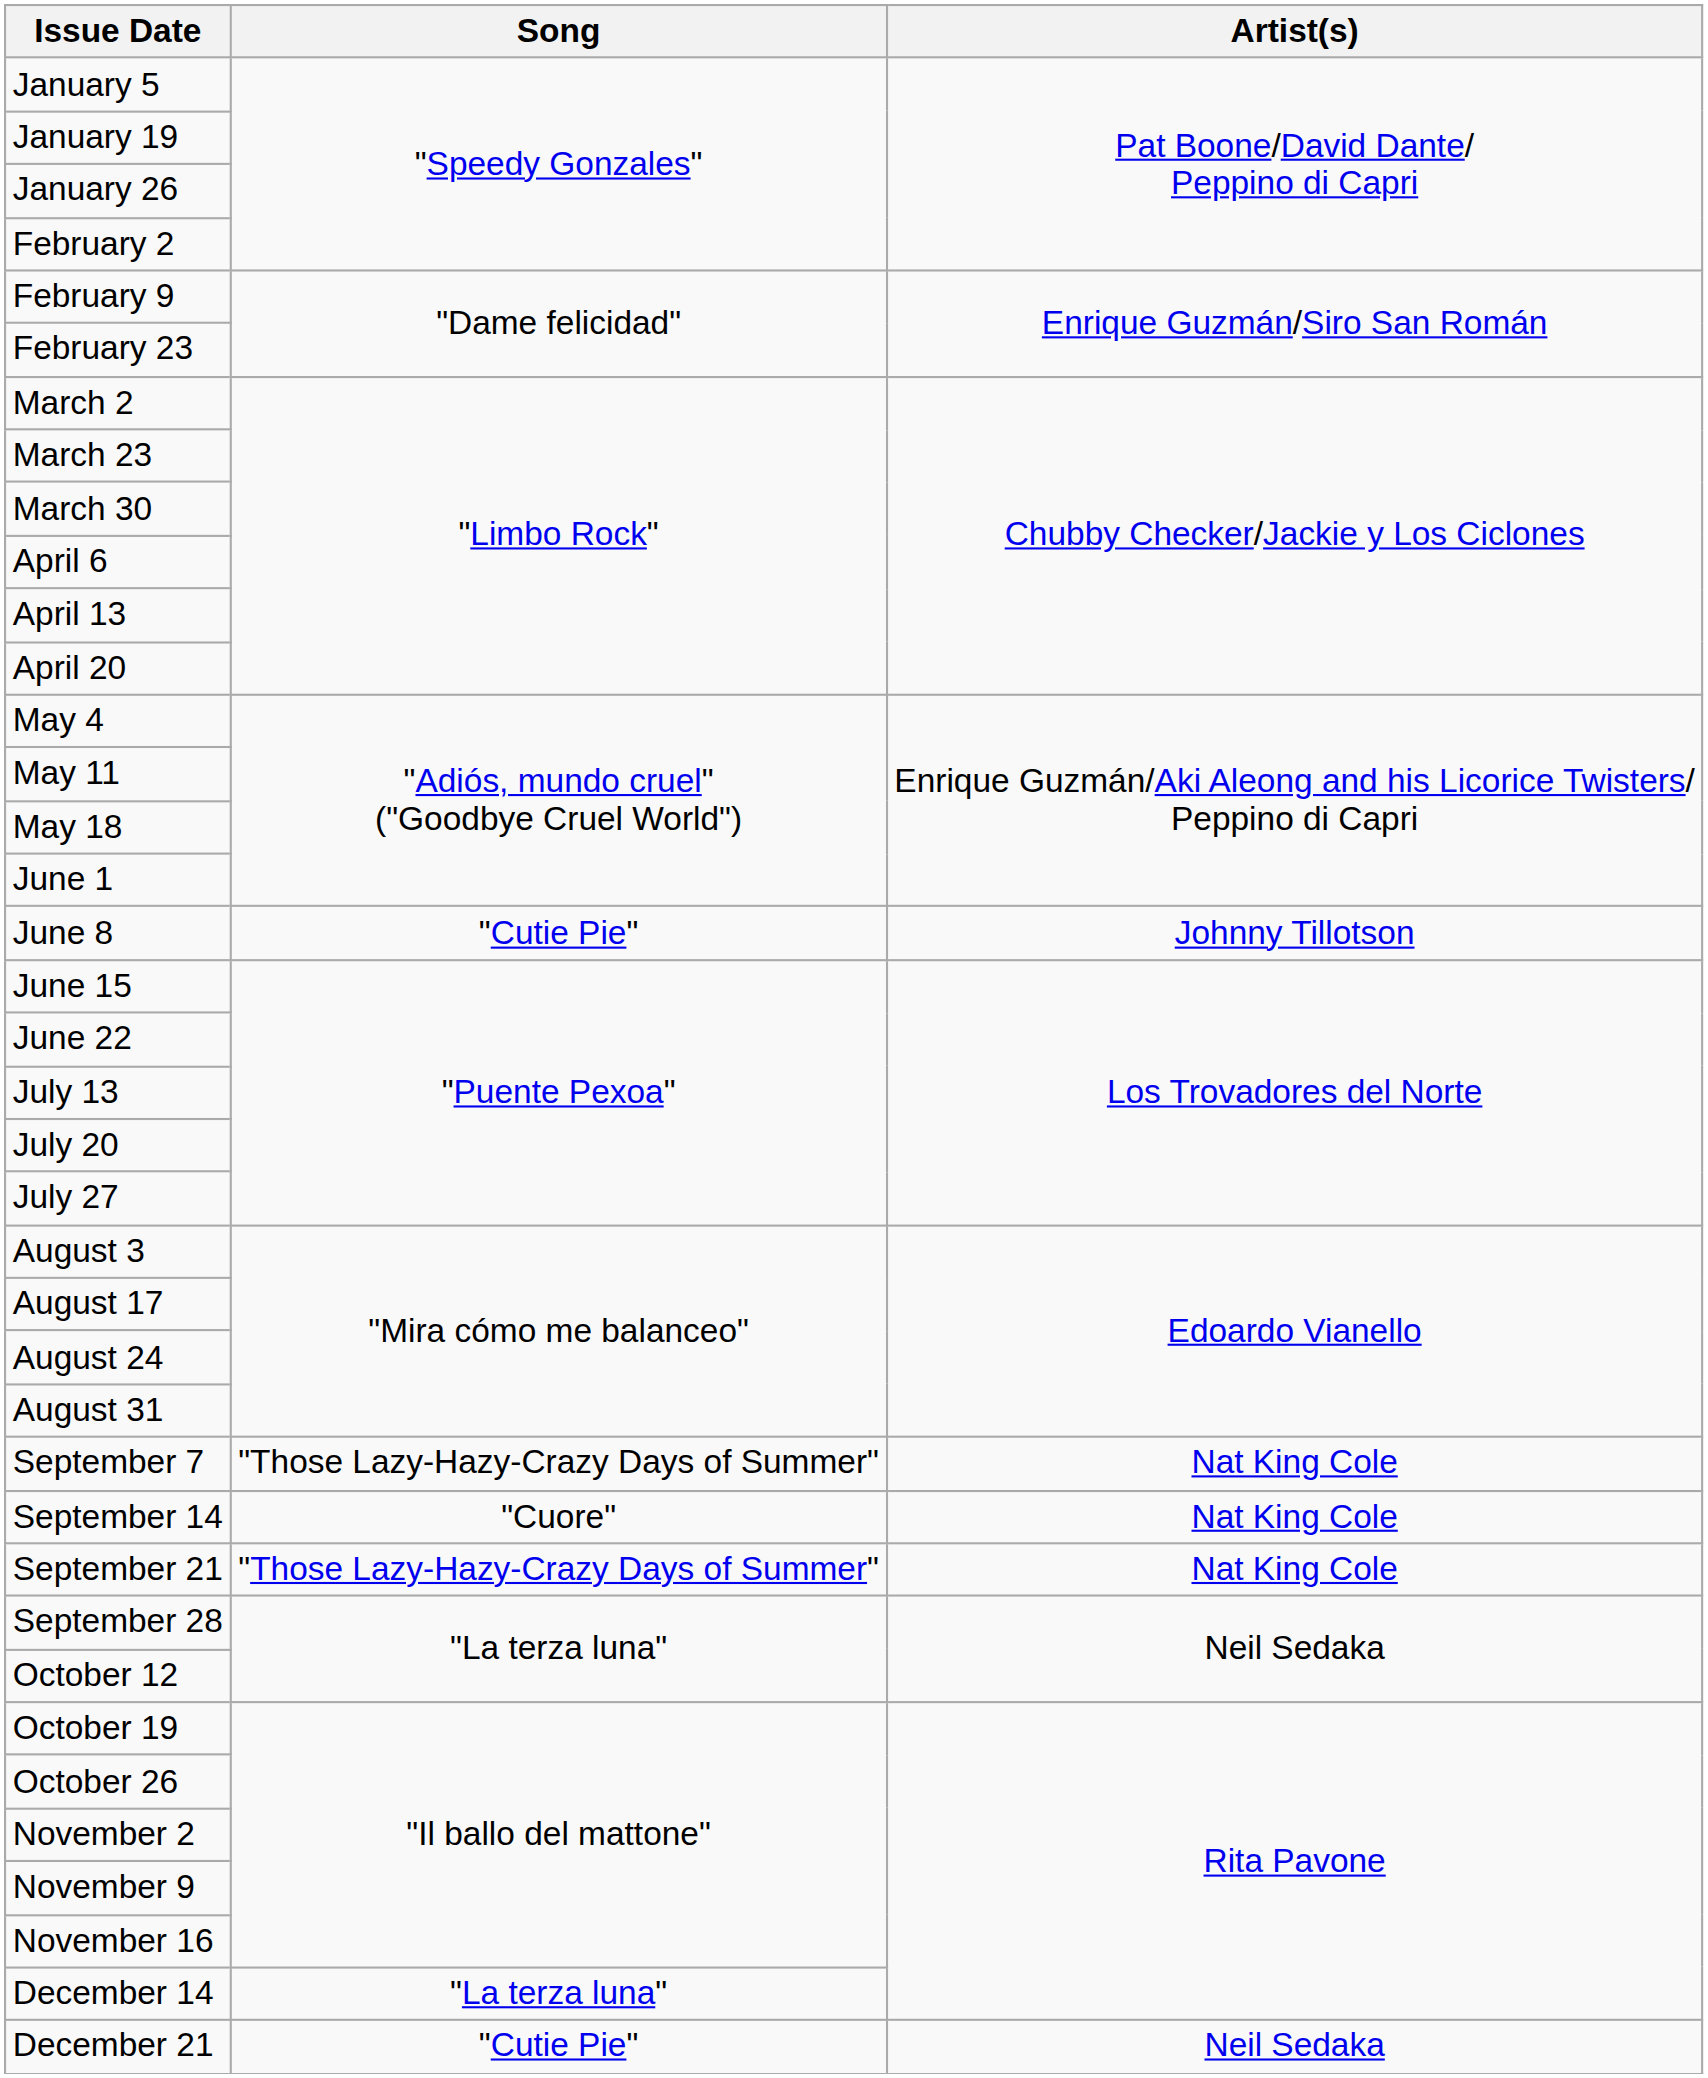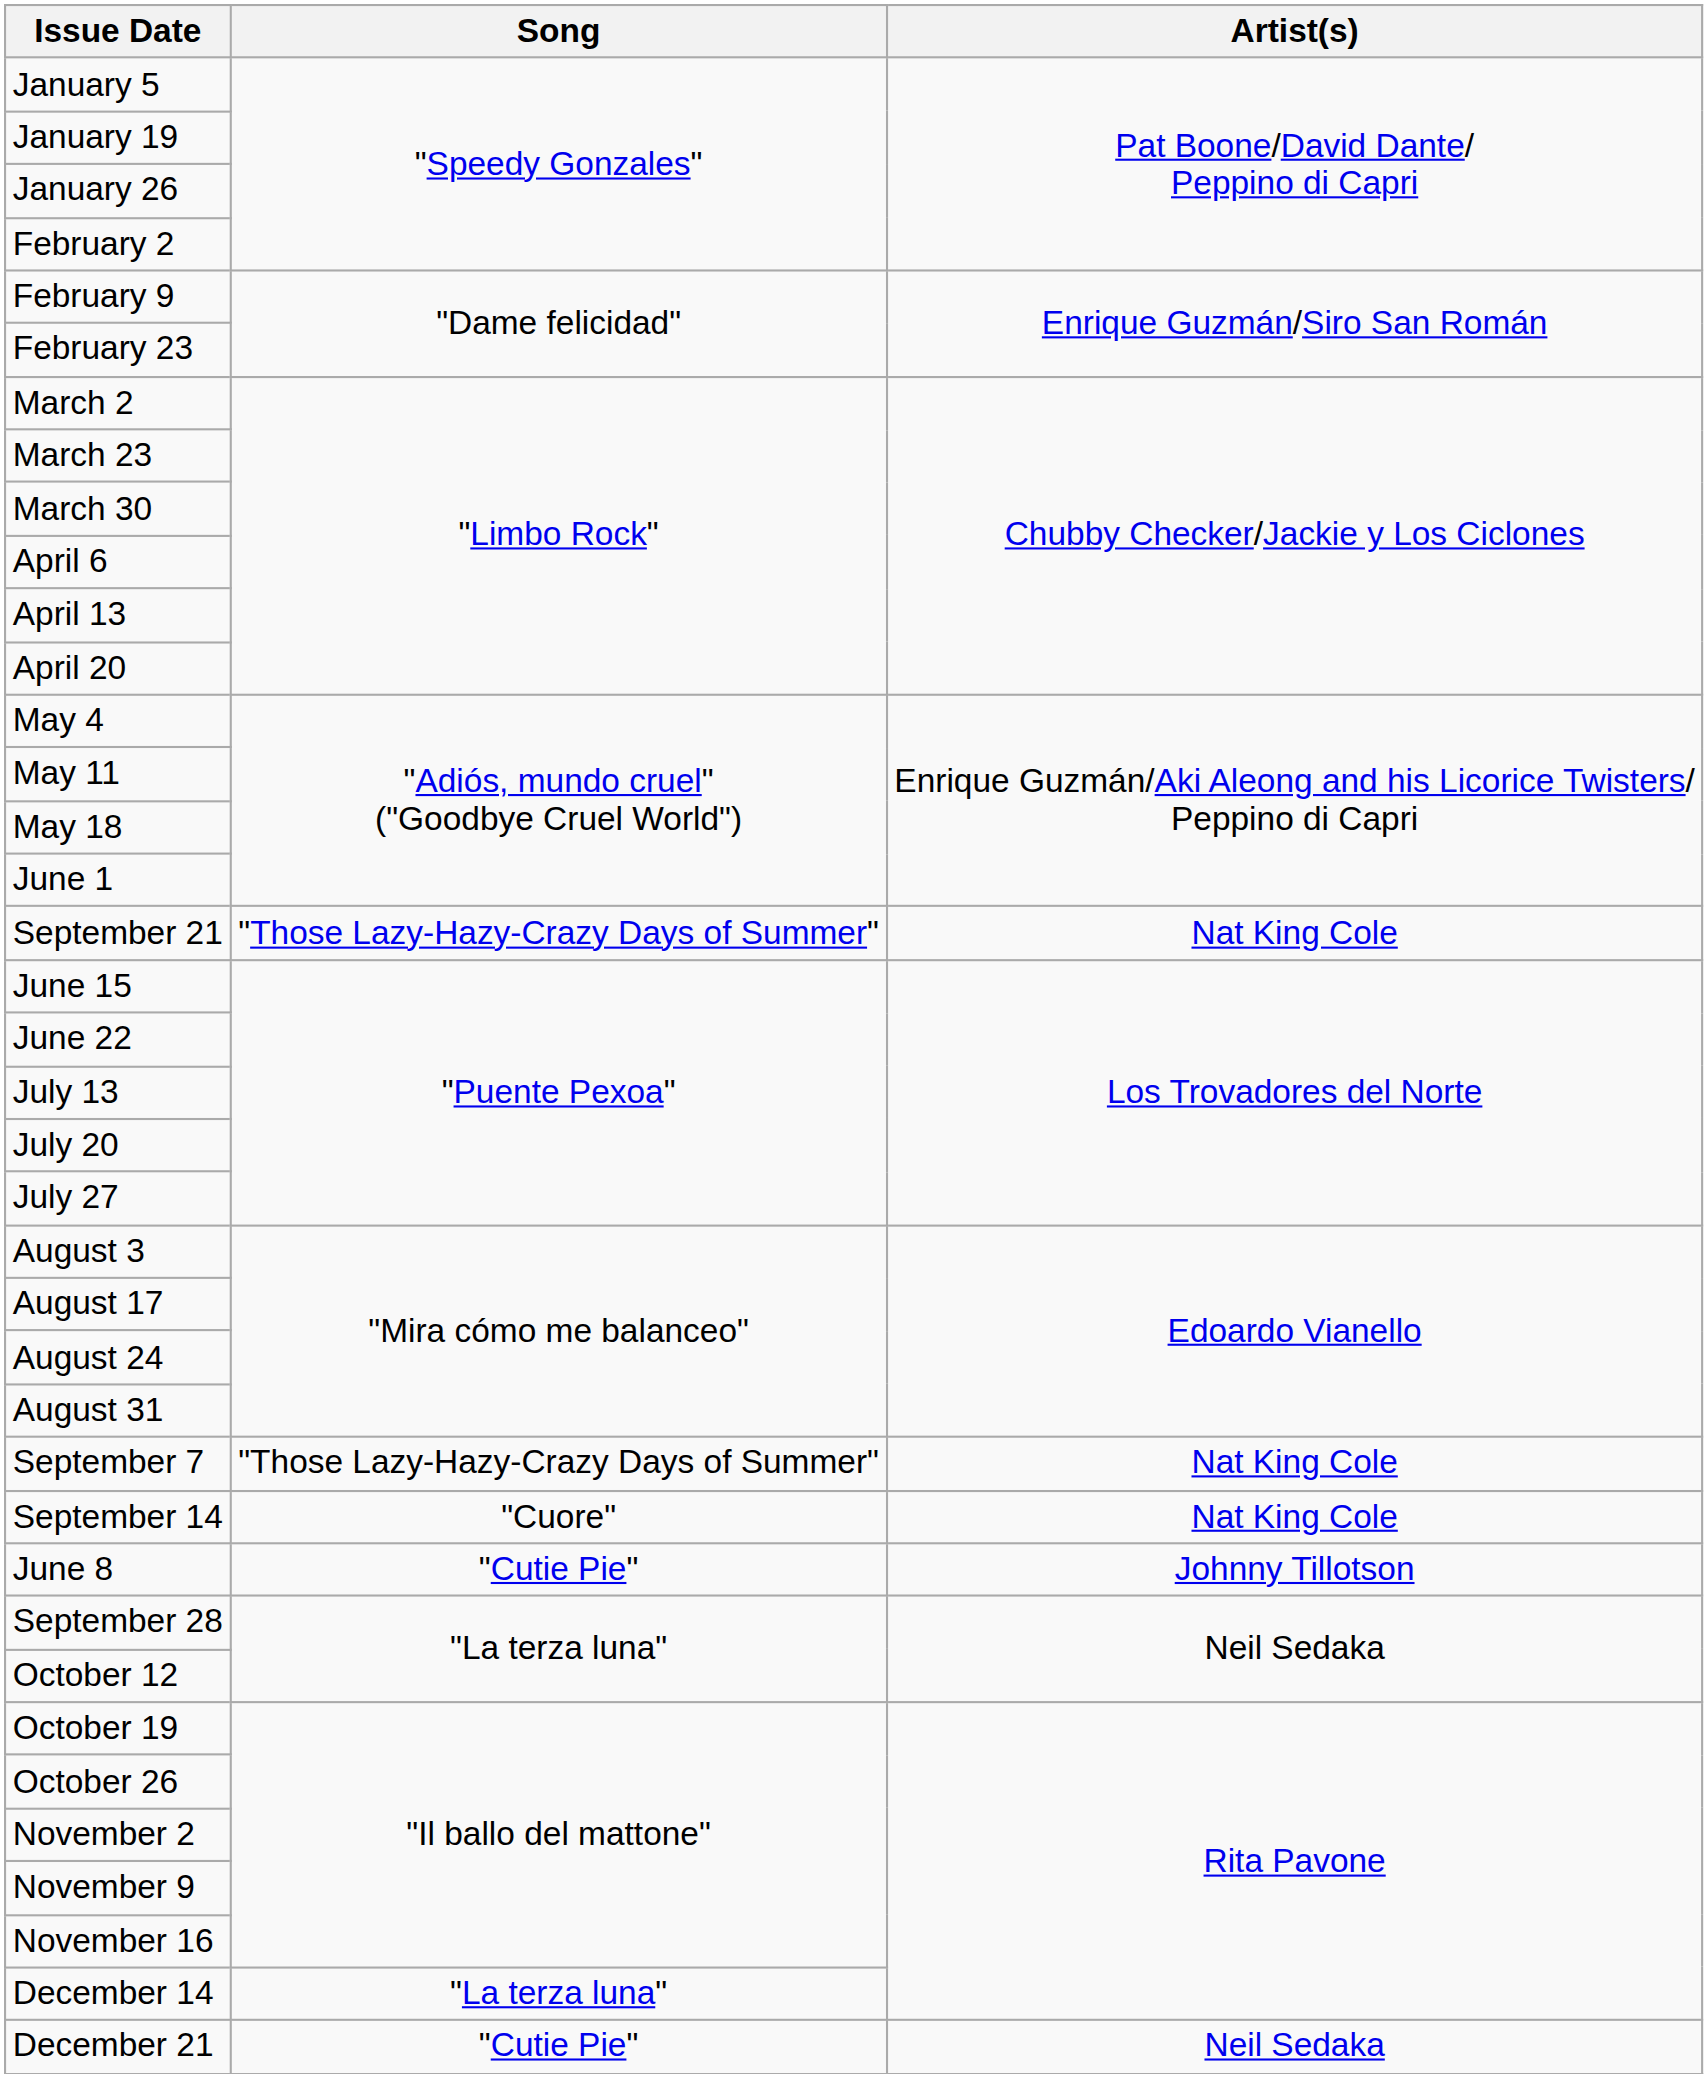rows swapped: (63, 932) <-> (118, 1568)
